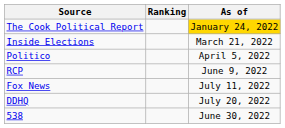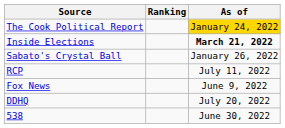(234, 41) normal -> (234, 41) bold
+ row: (64, 56)
- row: (28, 56)
(234, 71) June 9, 2022 -> (234, 71) July 11, 2022
(234, 86) July 11, 2022 -> (234, 86) June 9, 2022
